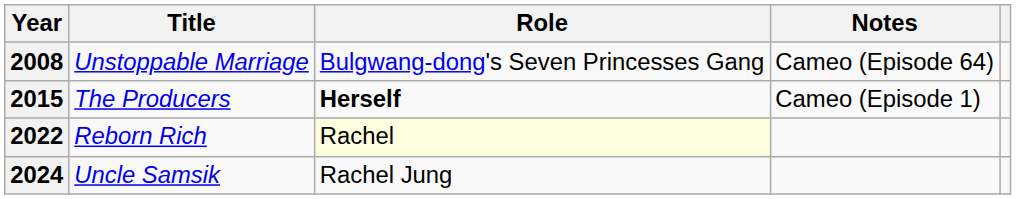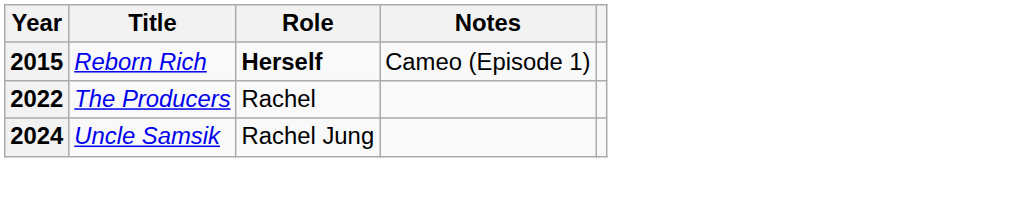- row: (37, 61)
(152, 99) The Producers -> (141, 61) Reborn Rich
(141, 136) Reborn Rich -> (152, 99) The Producers
(357, 136) lightyellow background -> (279, 99) no background
